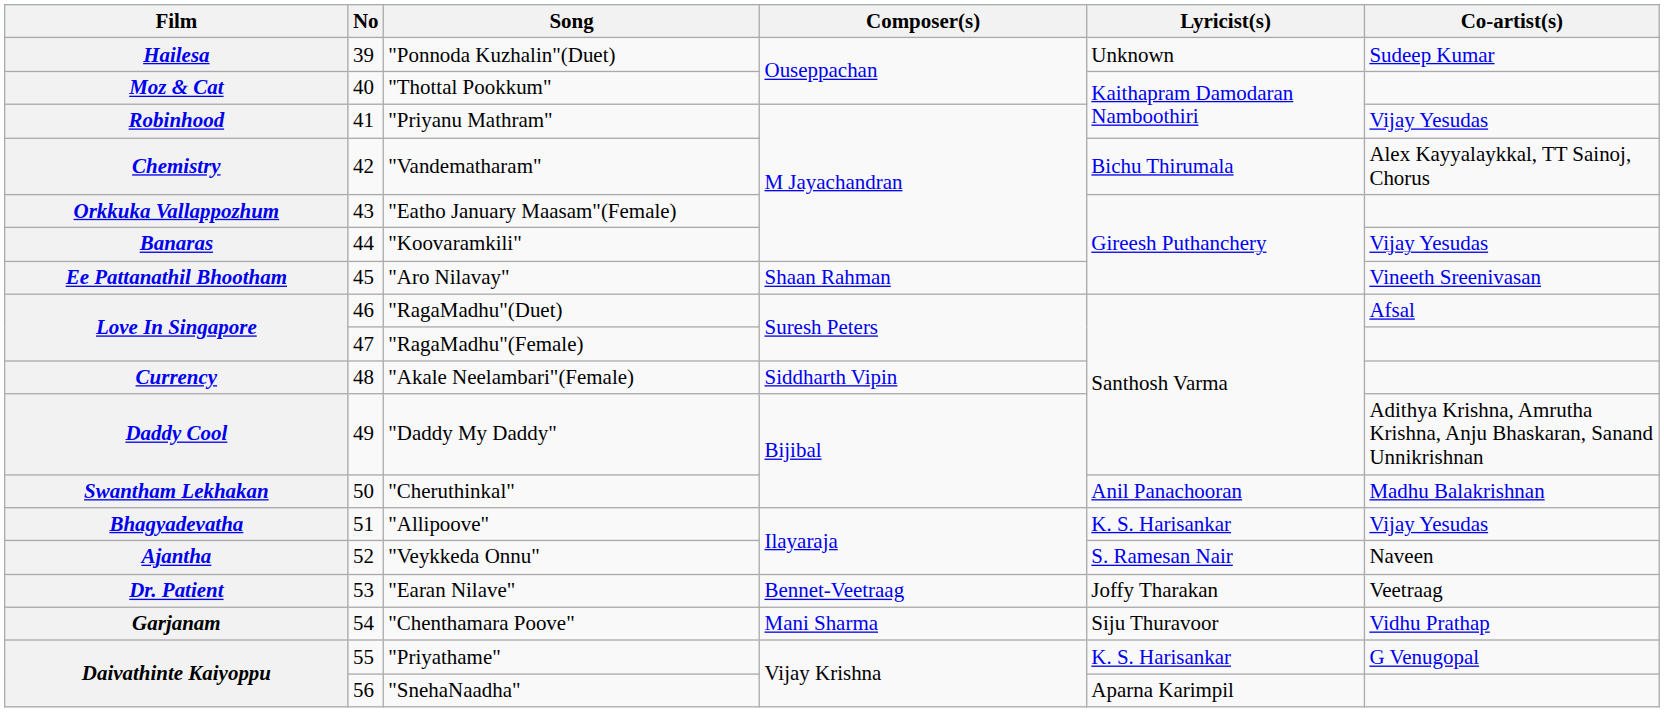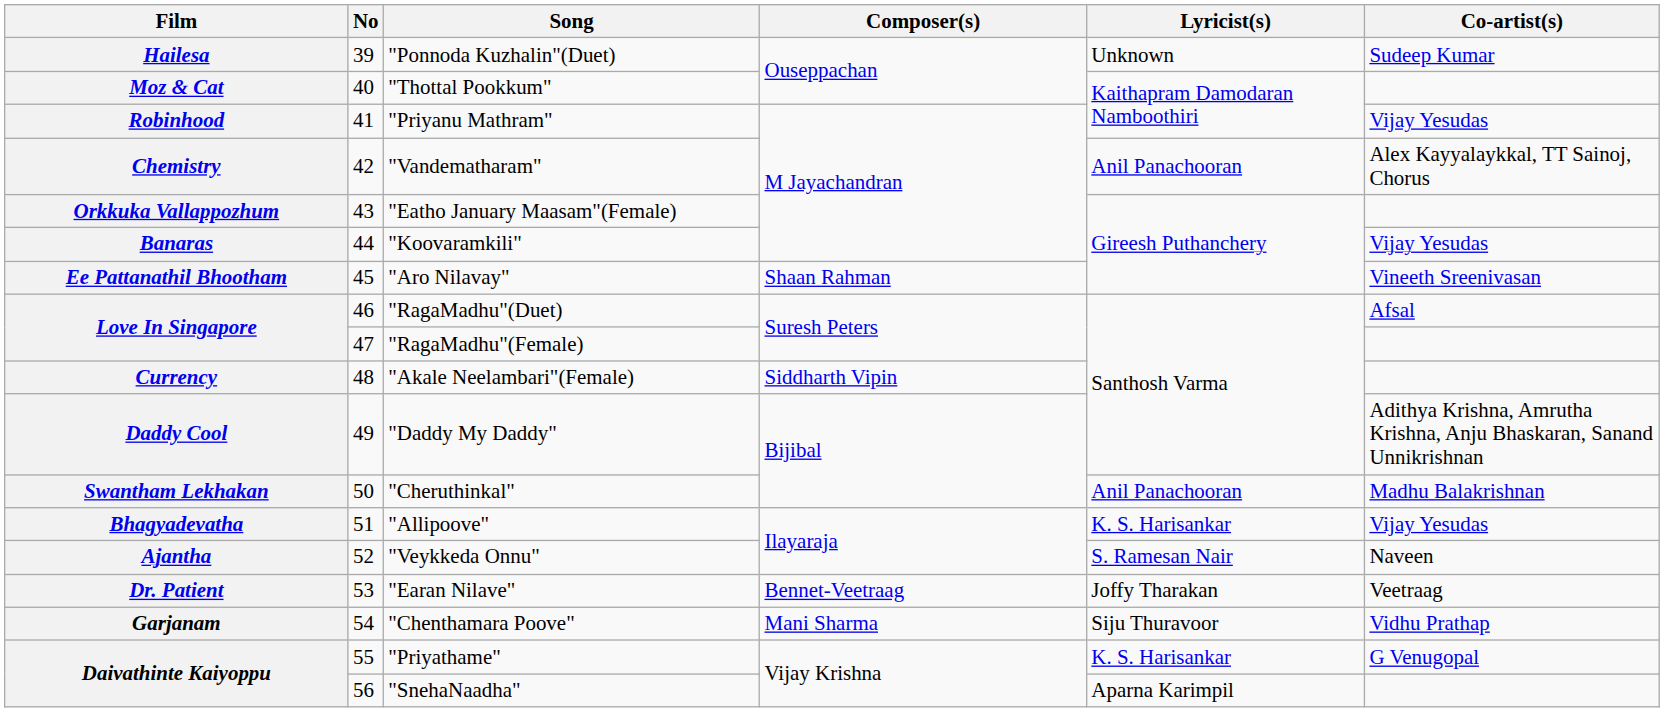(1162, 165) Bichu Thirumala -> (1167, 165) Anil Panachooran
